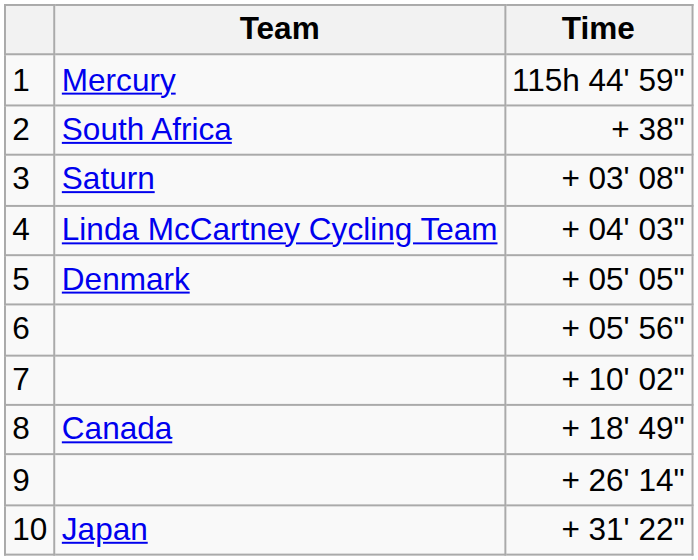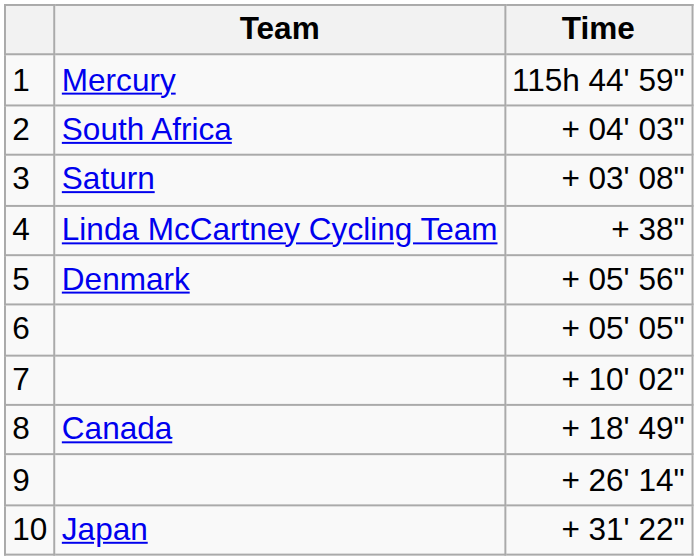(648, 129) + 38" -> (623, 129) + 04' 03"
(623, 229) + 04' 03" -> (648, 229) + 38"
(623, 279) + 05' 05" -> (623, 279) + 05' 56"
(623, 329) + 05' 56" -> (623, 329) + 05' 05"
